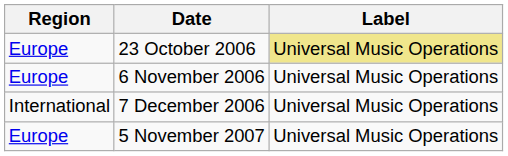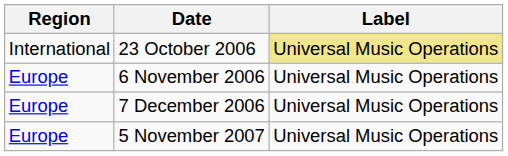(38, 48) Europe -> (59, 48) International
(59, 106) International -> (38, 106) Europe
